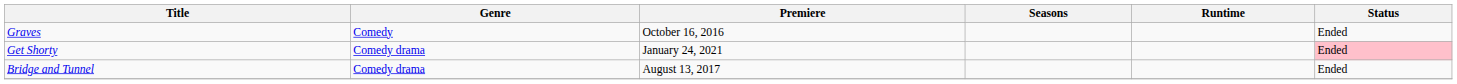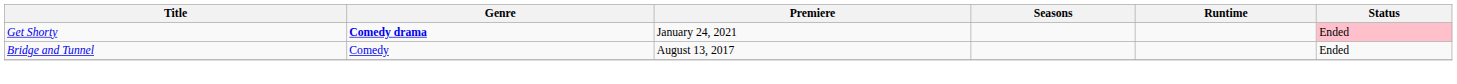- row: (24, 32)
(389, 50) normal -> (388, 32) bold
(389, 69) Comedy drama -> (369, 50) Comedy
